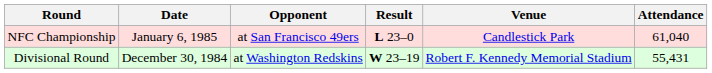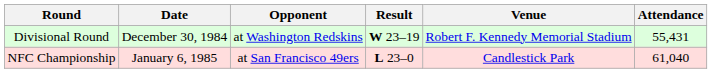rows swapped: (61, 57) <-> (61, 36)
